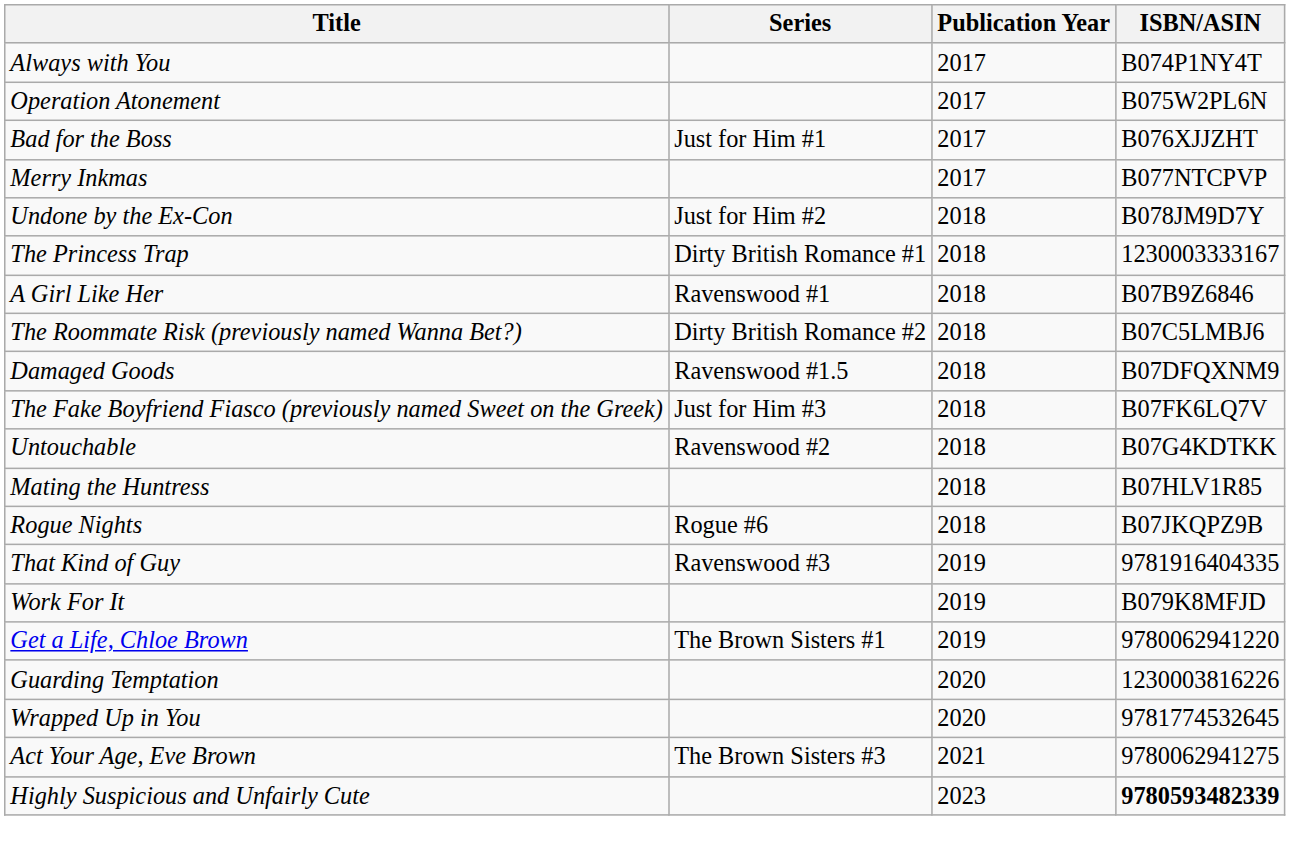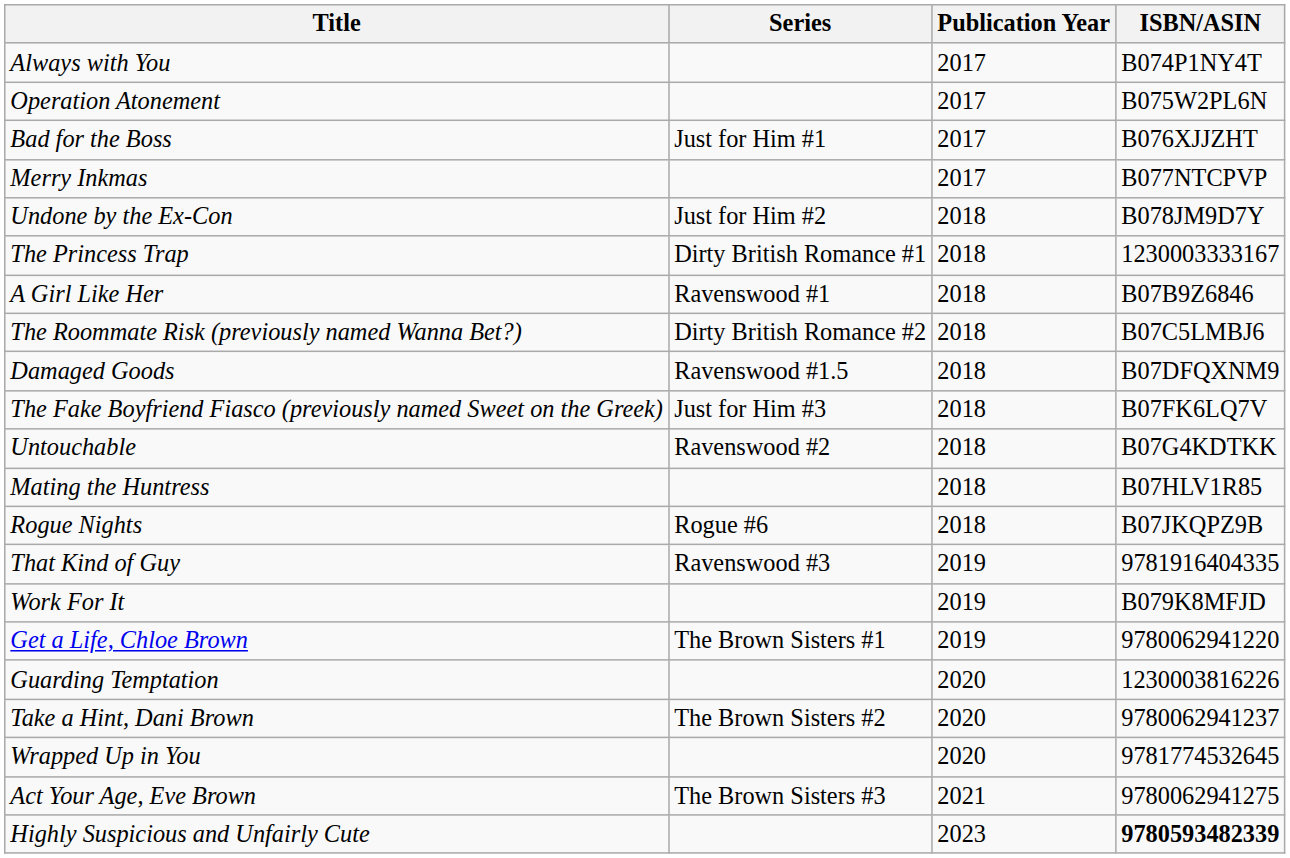+ row: (132, 718)
